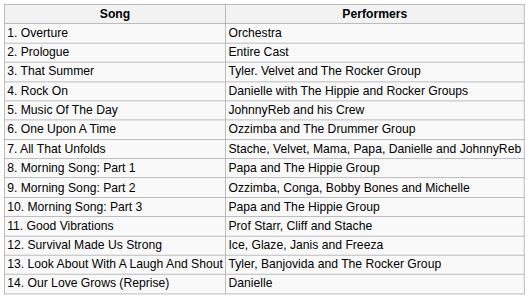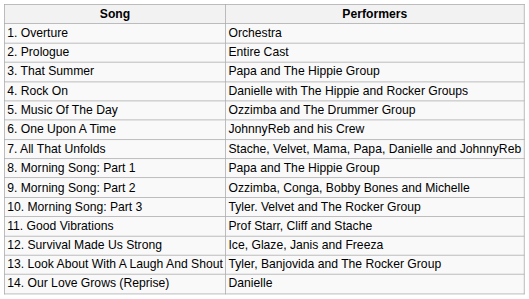(325, 71) Tyler. Velvet and The Rocker Group -> (304, 71) Papa and The Hippie Group
(296, 110) JohnnyReb and his Crew -> (322, 110) Ozzimba and The Drummer Group
(322, 129) Ozzimba and The Drummer Group -> (296, 129) JohnnyReb and his Crew
(304, 206) Papa and The Hippie Group -> (325, 206) Tyler. Velvet and The Rocker Group
